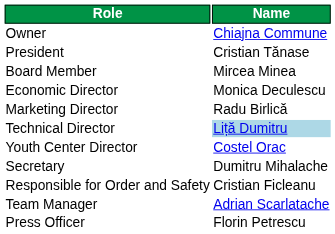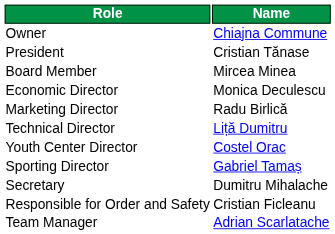(250, 128) lightblue background -> (250, 128) no background
+ row: (57, 166)
- row: (45, 223)
